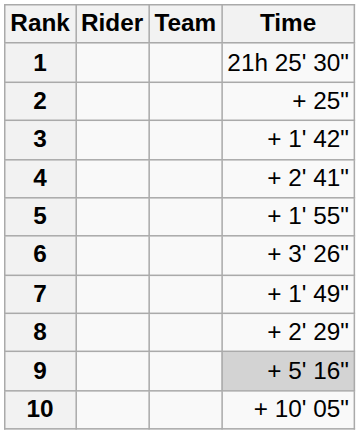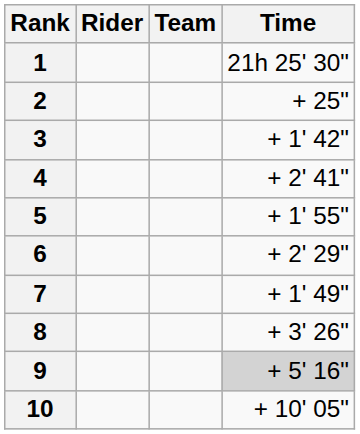(308, 255) + 3' 26" -> (308, 255) + 2' 29"
(308, 332) + 2' 29" -> (308, 332) + 3' 26"
